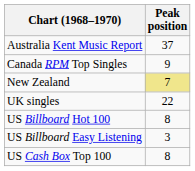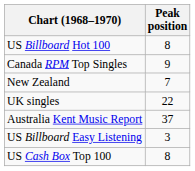rows swapped: (75, 45) <-> (59, 119)
(168, 82) khaki background -> (168, 82) no background
